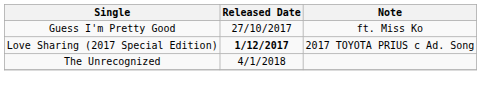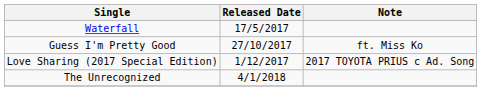+ row: (112, 29)
(262, 45) bold -> (262, 61) normal
